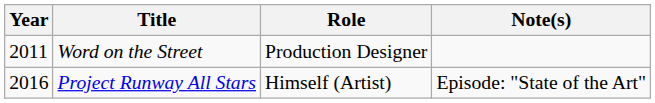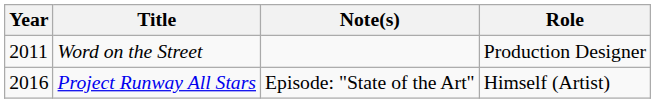columns swapped: (346, 20) <-> (541, 20)
